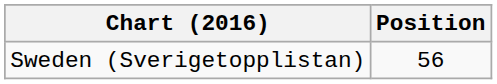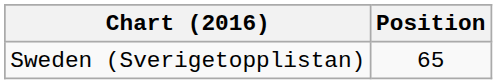(431, 60) 56 -> (431, 60) 65
